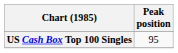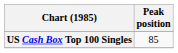(154, 39) 95 -> (154, 39) 85
